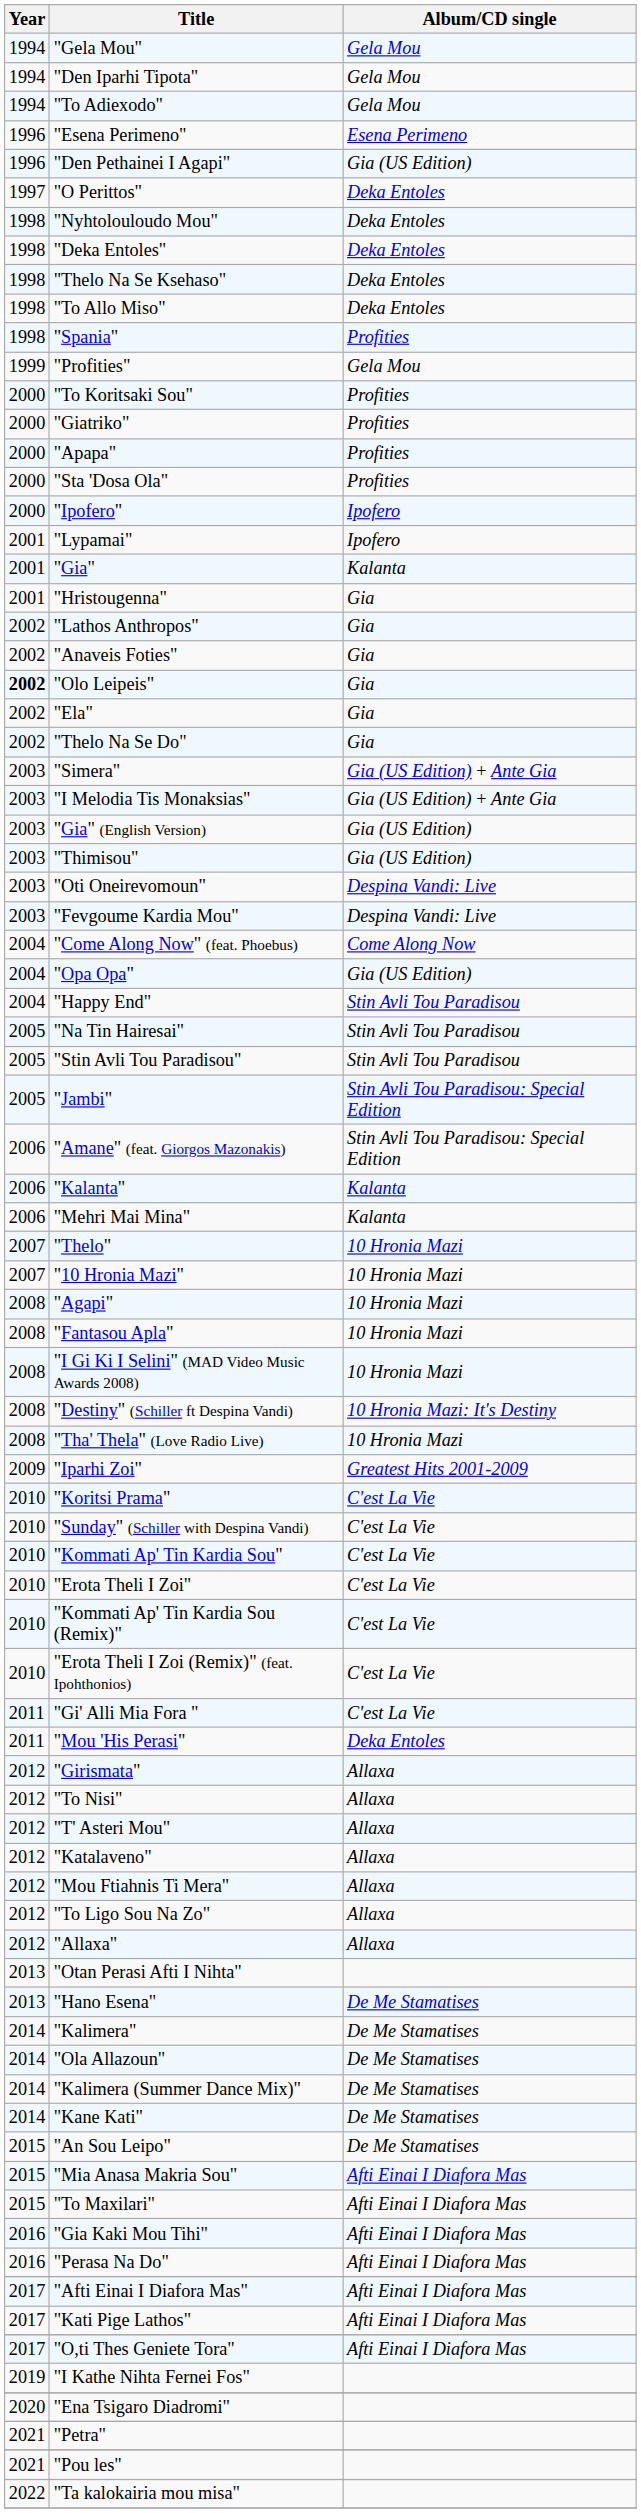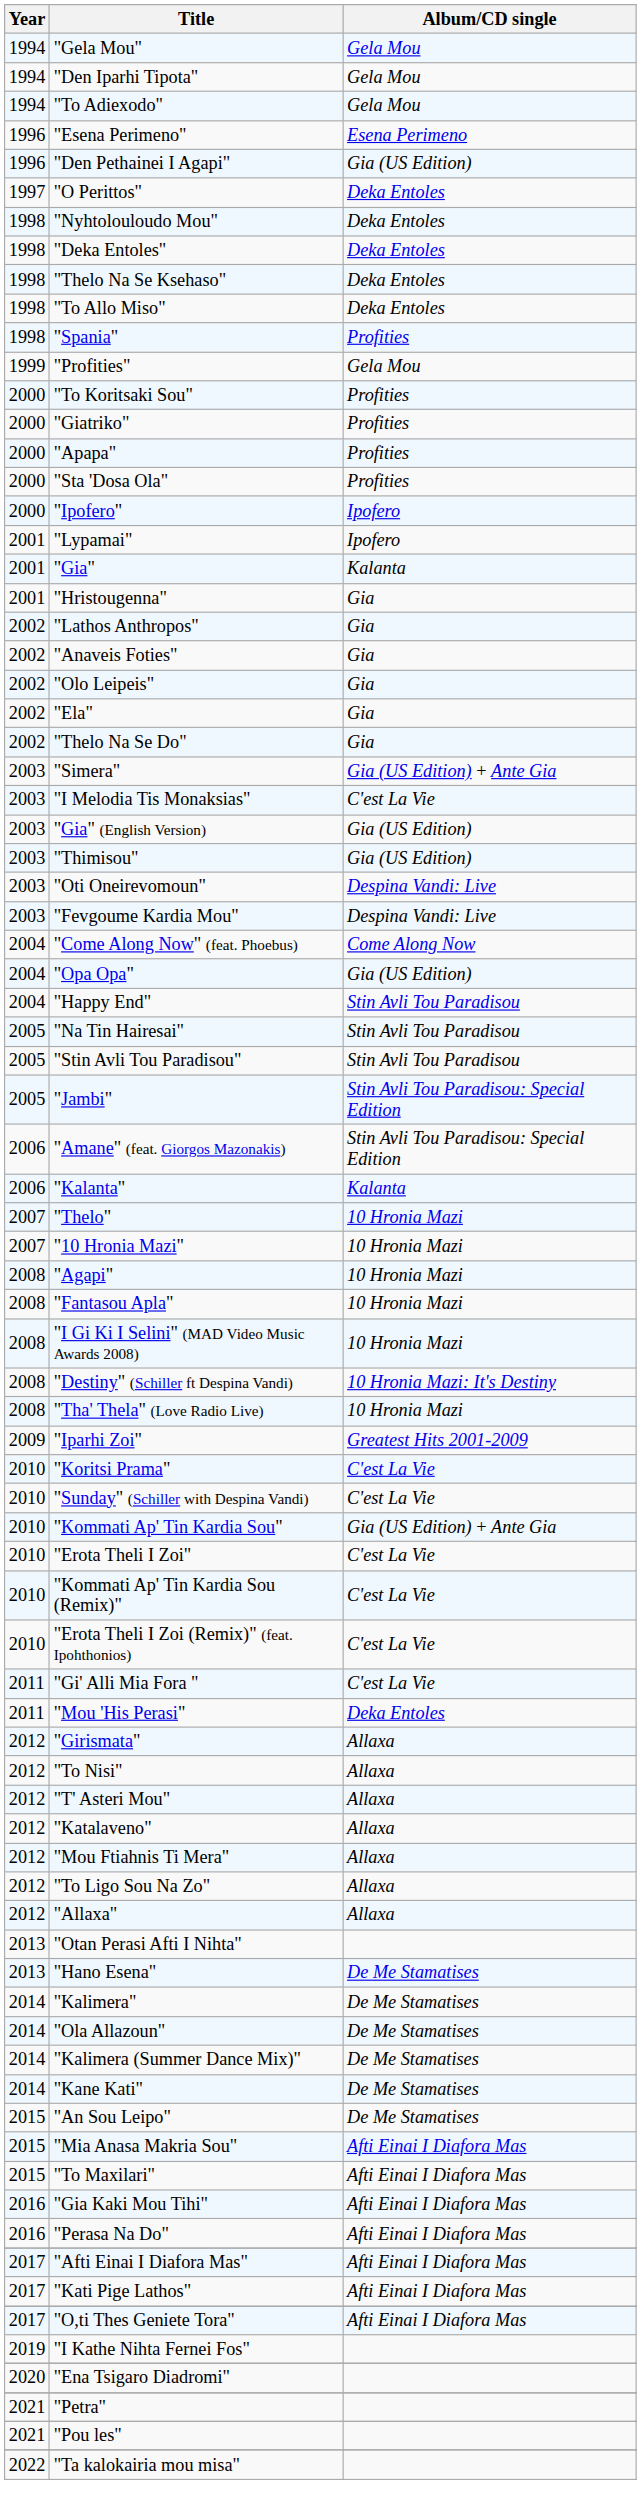(27, 684) bold -> (27, 684) normal
(452, 800) Gia (US Edition) + Ante Gia -> (391, 800) C'est La Vie
- row: (122, 1217)
(391, 1555) C'est La Vie -> (452, 1526) Gia (US Edition) + Ante Gia
